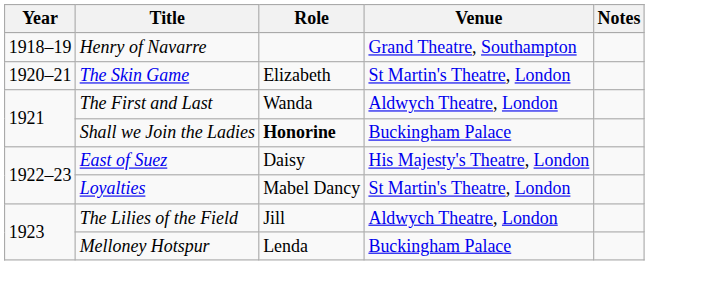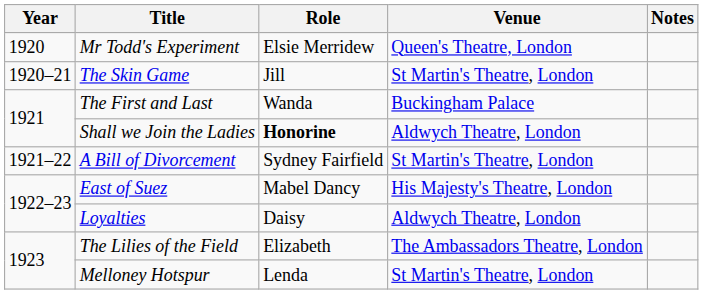- row: (143, 47)
+ row: (159, 47)
(297, 75) Elizabeth -> (274, 75) Jill
(463, 103) Aldwych Theatre, London -> (463, 103) Buckingham Palace
(440, 132) Buckingham Palace -> (486, 132) Aldwych Theatre, London
+ row: (158, 160)
(284, 160) Daisy -> (312, 189) Mabel Dancy
(312, 189) Mabel Dancy -> (284, 217) Daisy
(469, 189) St Martin's Theatre, London -> (486, 217) Aldwych Theatre, London
(274, 217) Jill -> (297, 246) Elizabeth
(463, 217) Aldwych Theatre, London -> (517, 246) The Ambassadors Theatre, London
(440, 246) Buckingham Palace -> (492, 274) St Martin's Theatre, London
